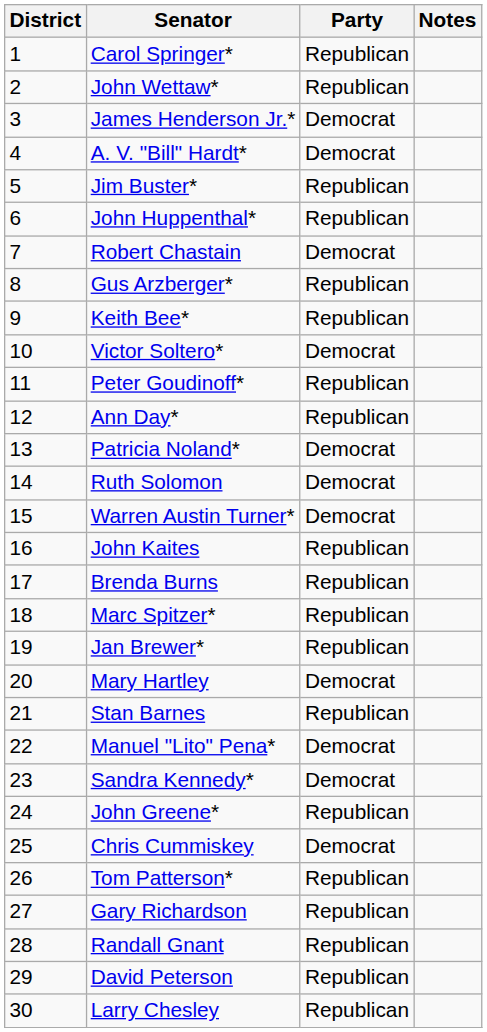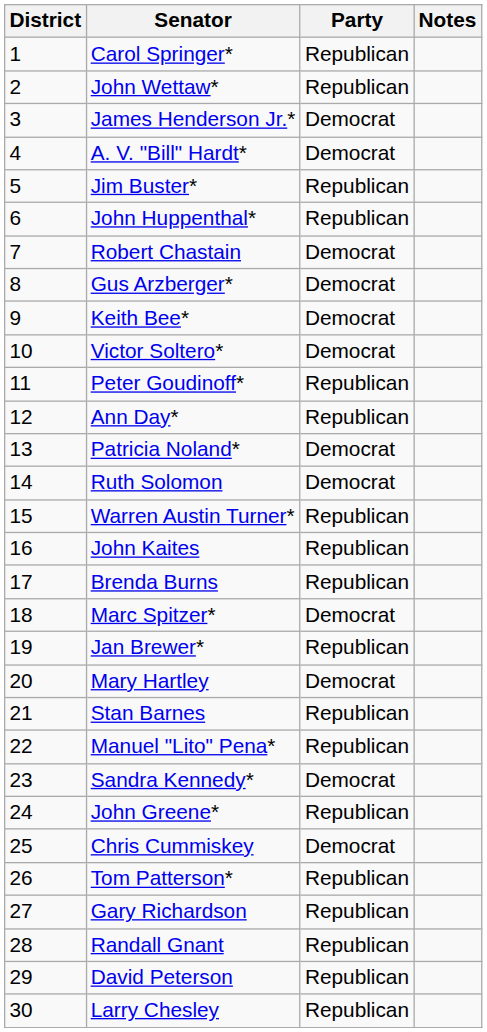(357, 284) Republican -> (350, 284) Democrat
(357, 317) Republican -> (350, 317) Democrat
(350, 515) Democrat -> (357, 515) Republican
(357, 614) Republican -> (350, 614) Democrat
(350, 746) Democrat -> (357, 746) Republican
